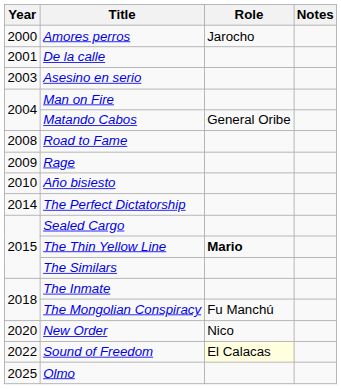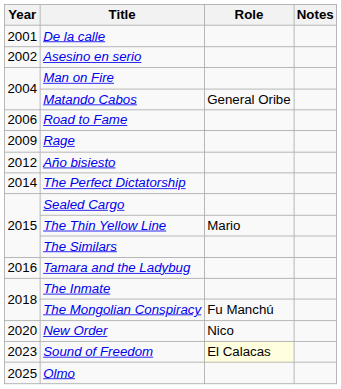- row: (87, 36)
(22, 78) 2003 -> (22, 57) 2002
(22, 141) 2008 -> (22, 120) 2006
(22, 183) 2010 -> (22, 162) 2012
(225, 246) bold -> (224, 225) normal
+ row: (117, 267)
(22, 352) 2022 -> (22, 352) 2023
